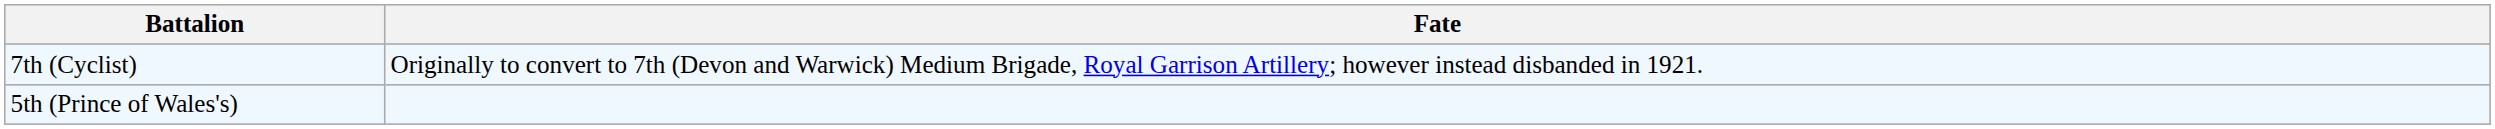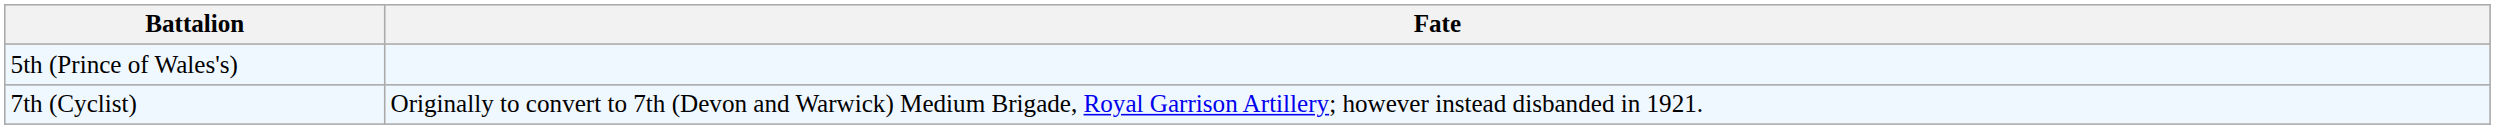rows swapped: (124, 104) <-> (74, 64)
